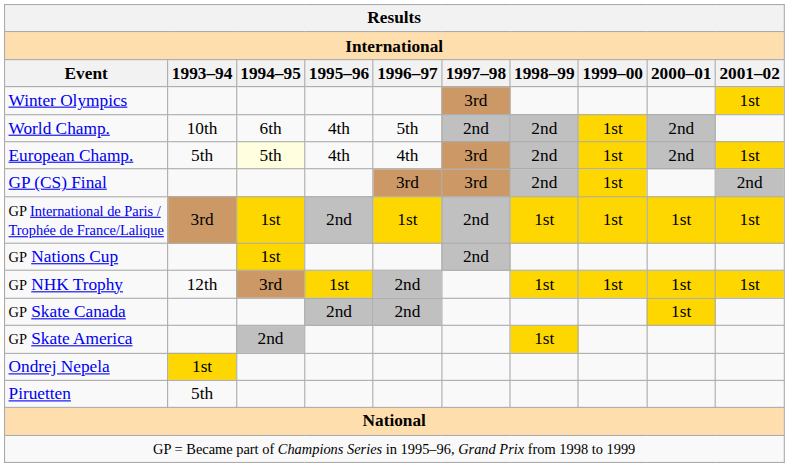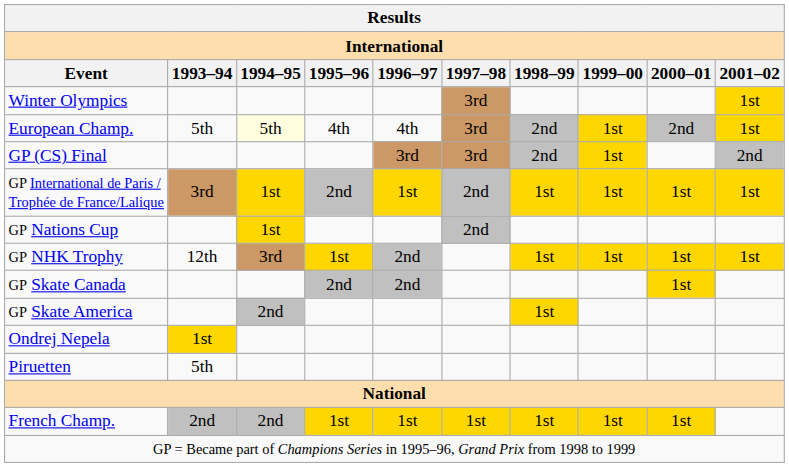- row: (59, 127)
+ row: (62, 421)
